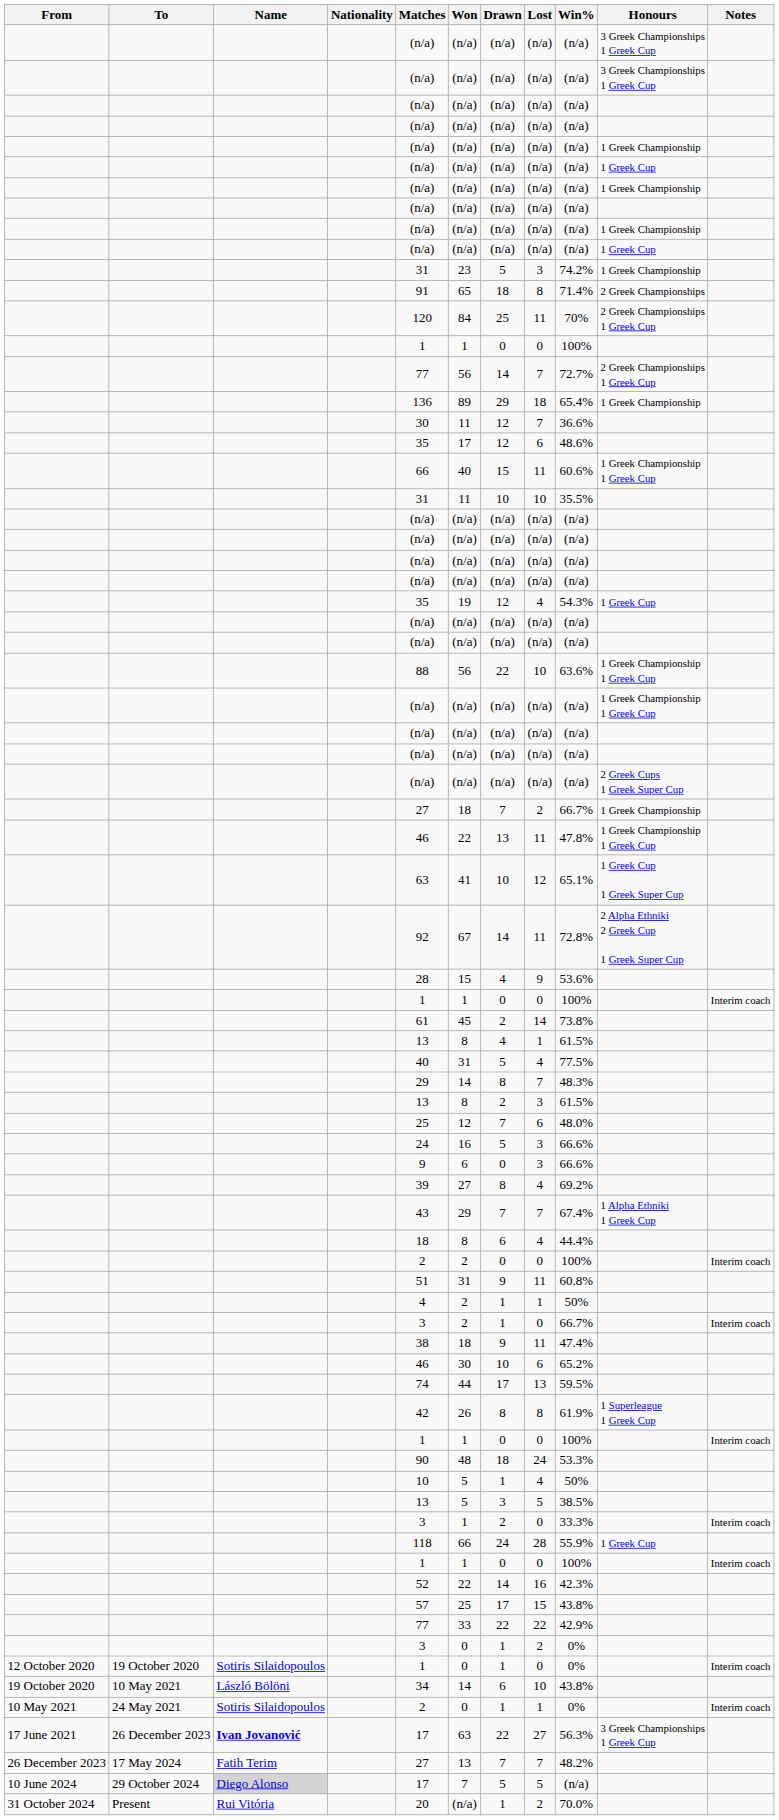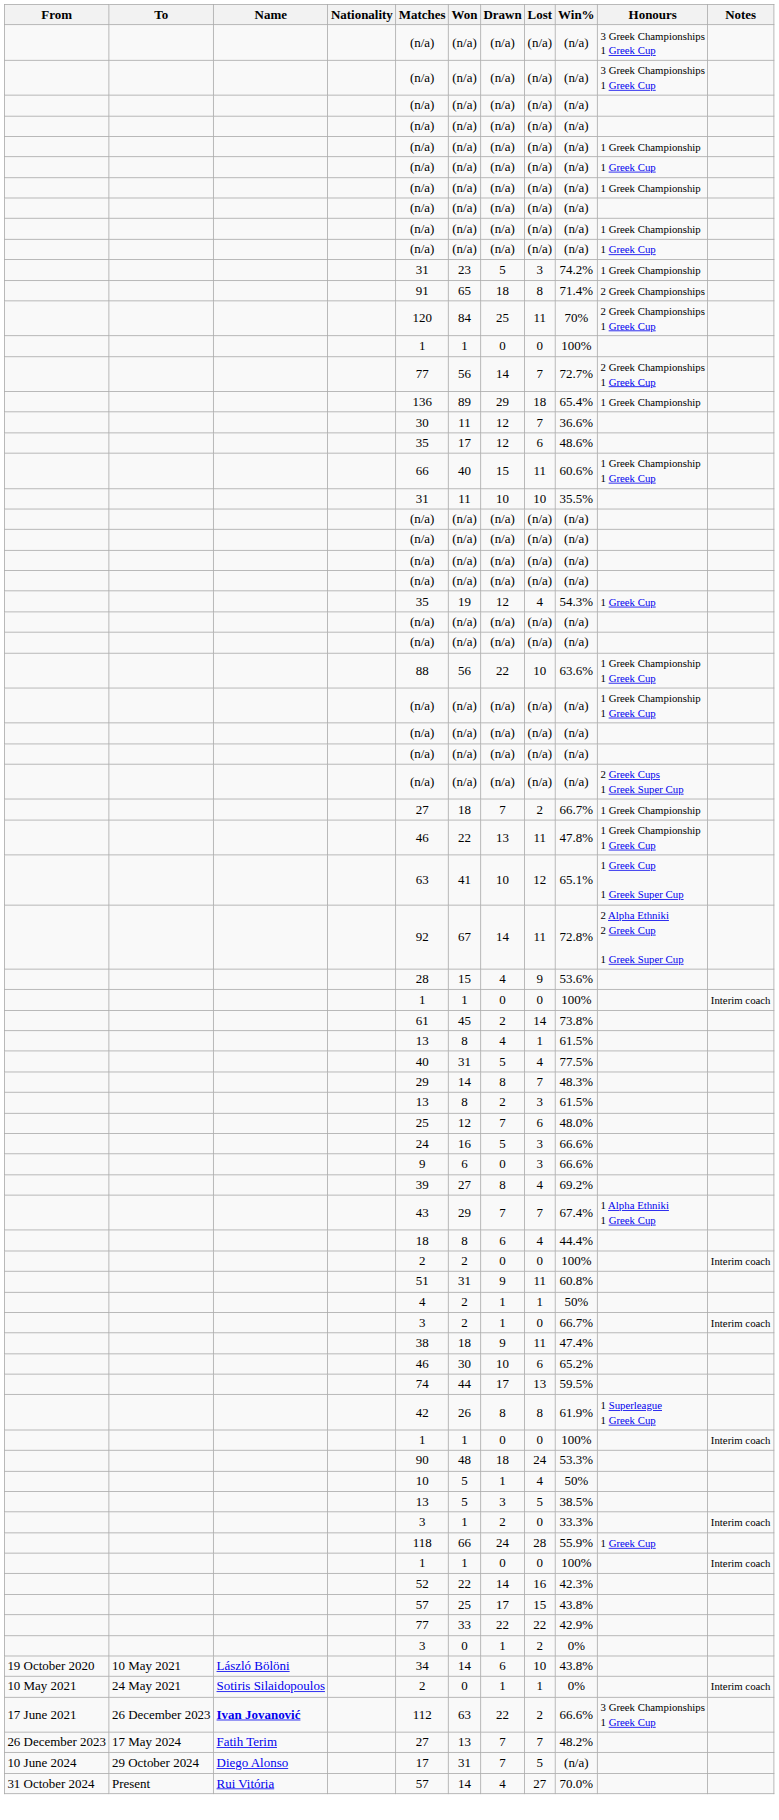- row: (51, 1666)
(422, 1735) 17 -> (422, 1714) 112
(540, 1735) 27 -> (540, 1714) 2
(576, 1735) 56.3% -> (576, 1714) 66.6%
(252, 1783) lightgrey background -> (252, 1763) no background
(465, 1783) 7 -> (465, 1763) 31
(503, 1783) 5 -> (503, 1763) 7
(422, 1804) 20 -> (422, 1783) 57
(465, 1804) (n/a) -> (465, 1783) 14
(503, 1804) 1 -> (503, 1783) 4
(540, 1804) 2 -> (540, 1783) 27
